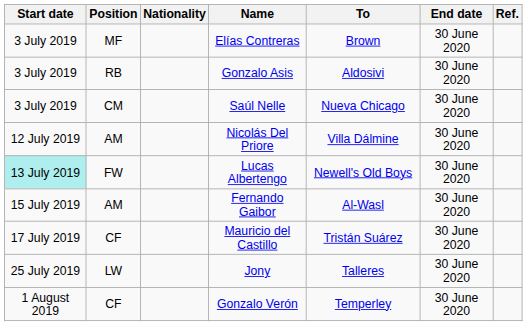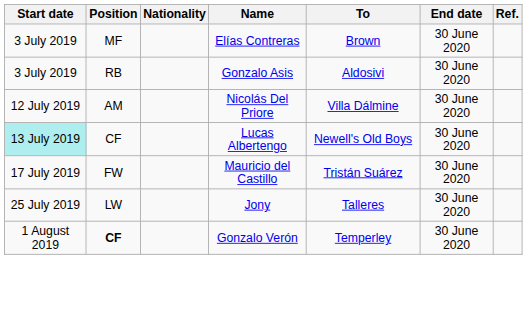- row: (257, 106)
(113, 172) FW -> (113, 139) CF
- row: (257, 205)
(113, 238) CF -> (113, 172) FW
(113, 304) normal -> (113, 238) bold
